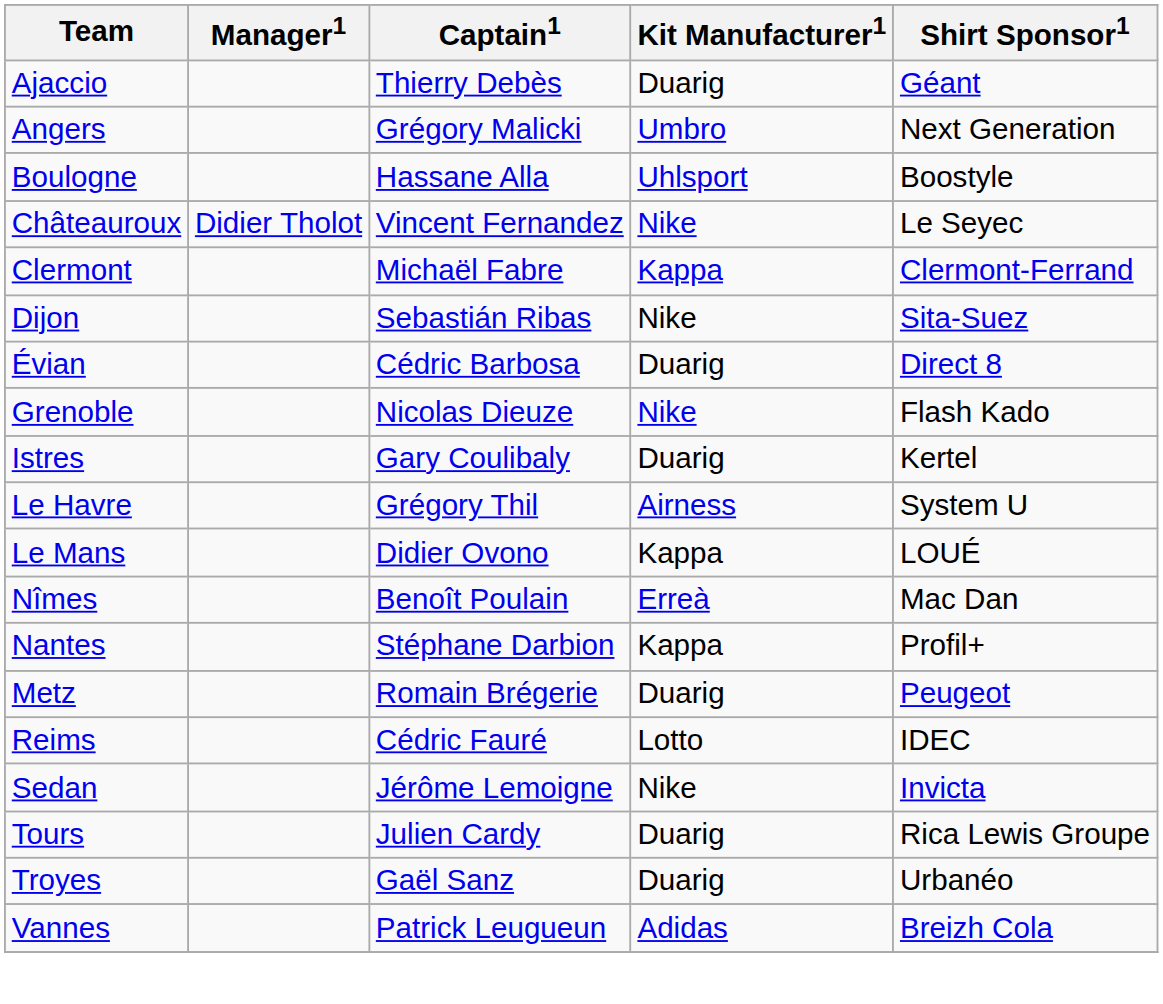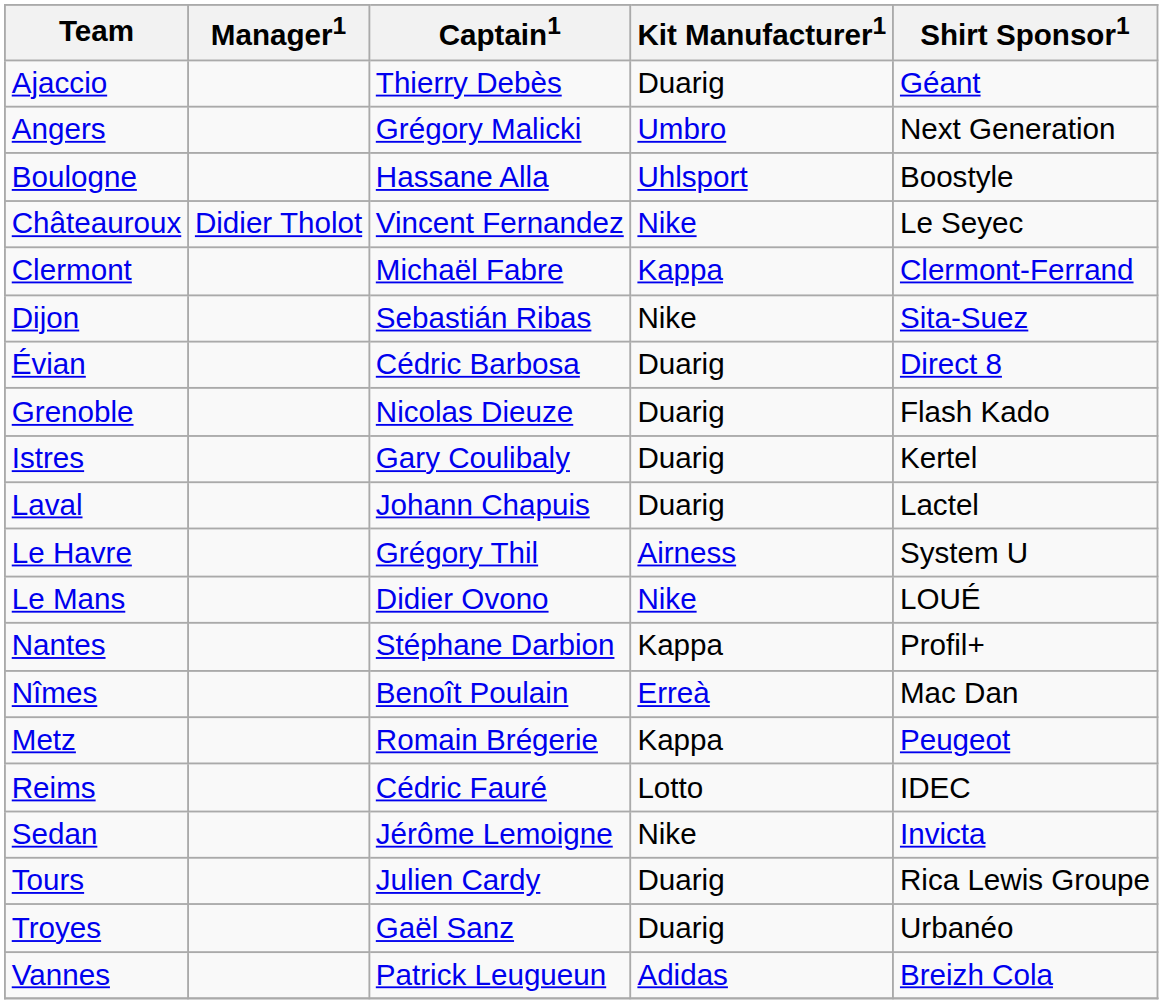(667, 411) Nike -> (681, 411) Duarig
+ row: (47, 505)
(680, 552) Kappa -> (667, 599) Nike
rows swapped: (59, 646) <-> (55, 599)
(681, 693) Duarig -> (680, 740) Kappa
